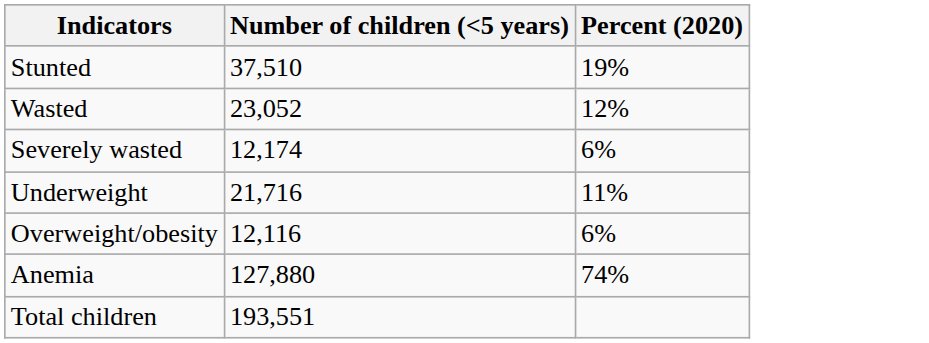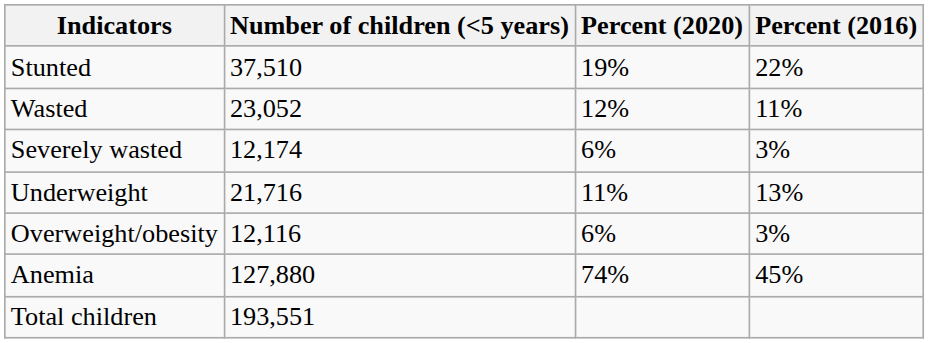+ column: (836, 25)
